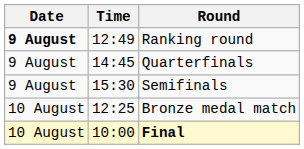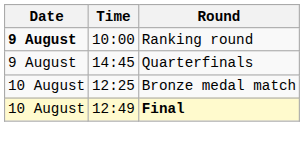(113, 40) 12:49 -> (113, 40) 10:00
- row: (185, 86)
(113, 133) 10:00 -> (113, 109) 12:49
